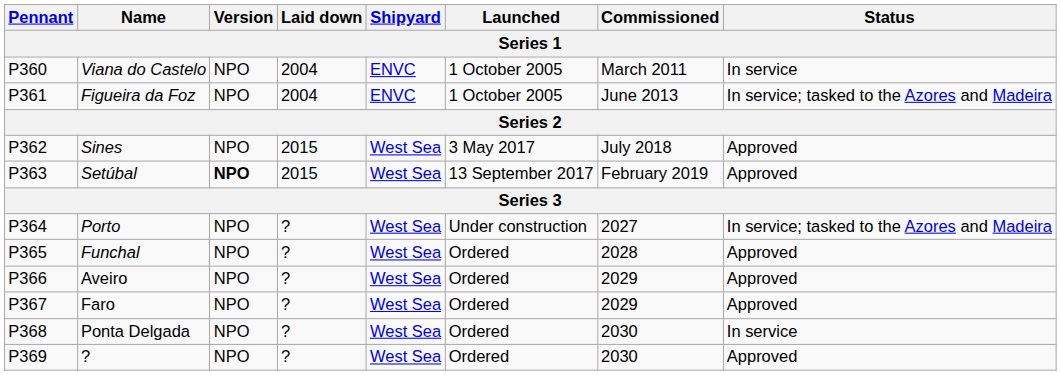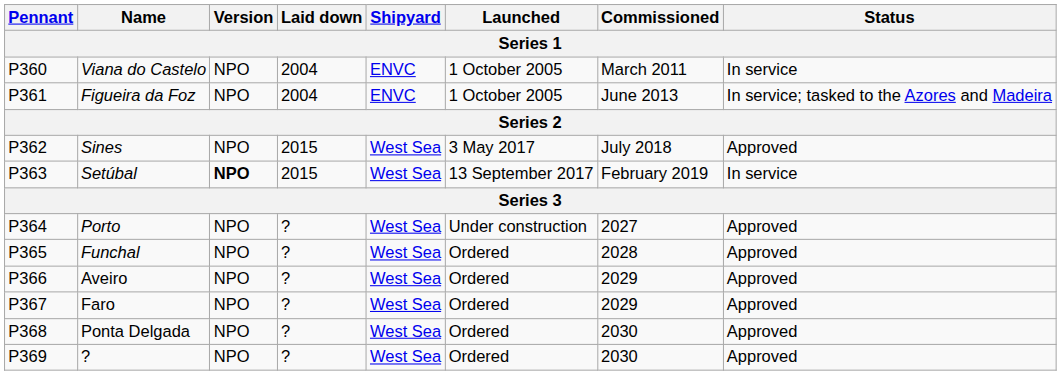(762, 174) Approved -> (762, 174) In service
(889, 226) In service; tasked to the Azores and Madeira -> (762, 226) Approved
(762, 331) In service -> (762, 331) Approved
